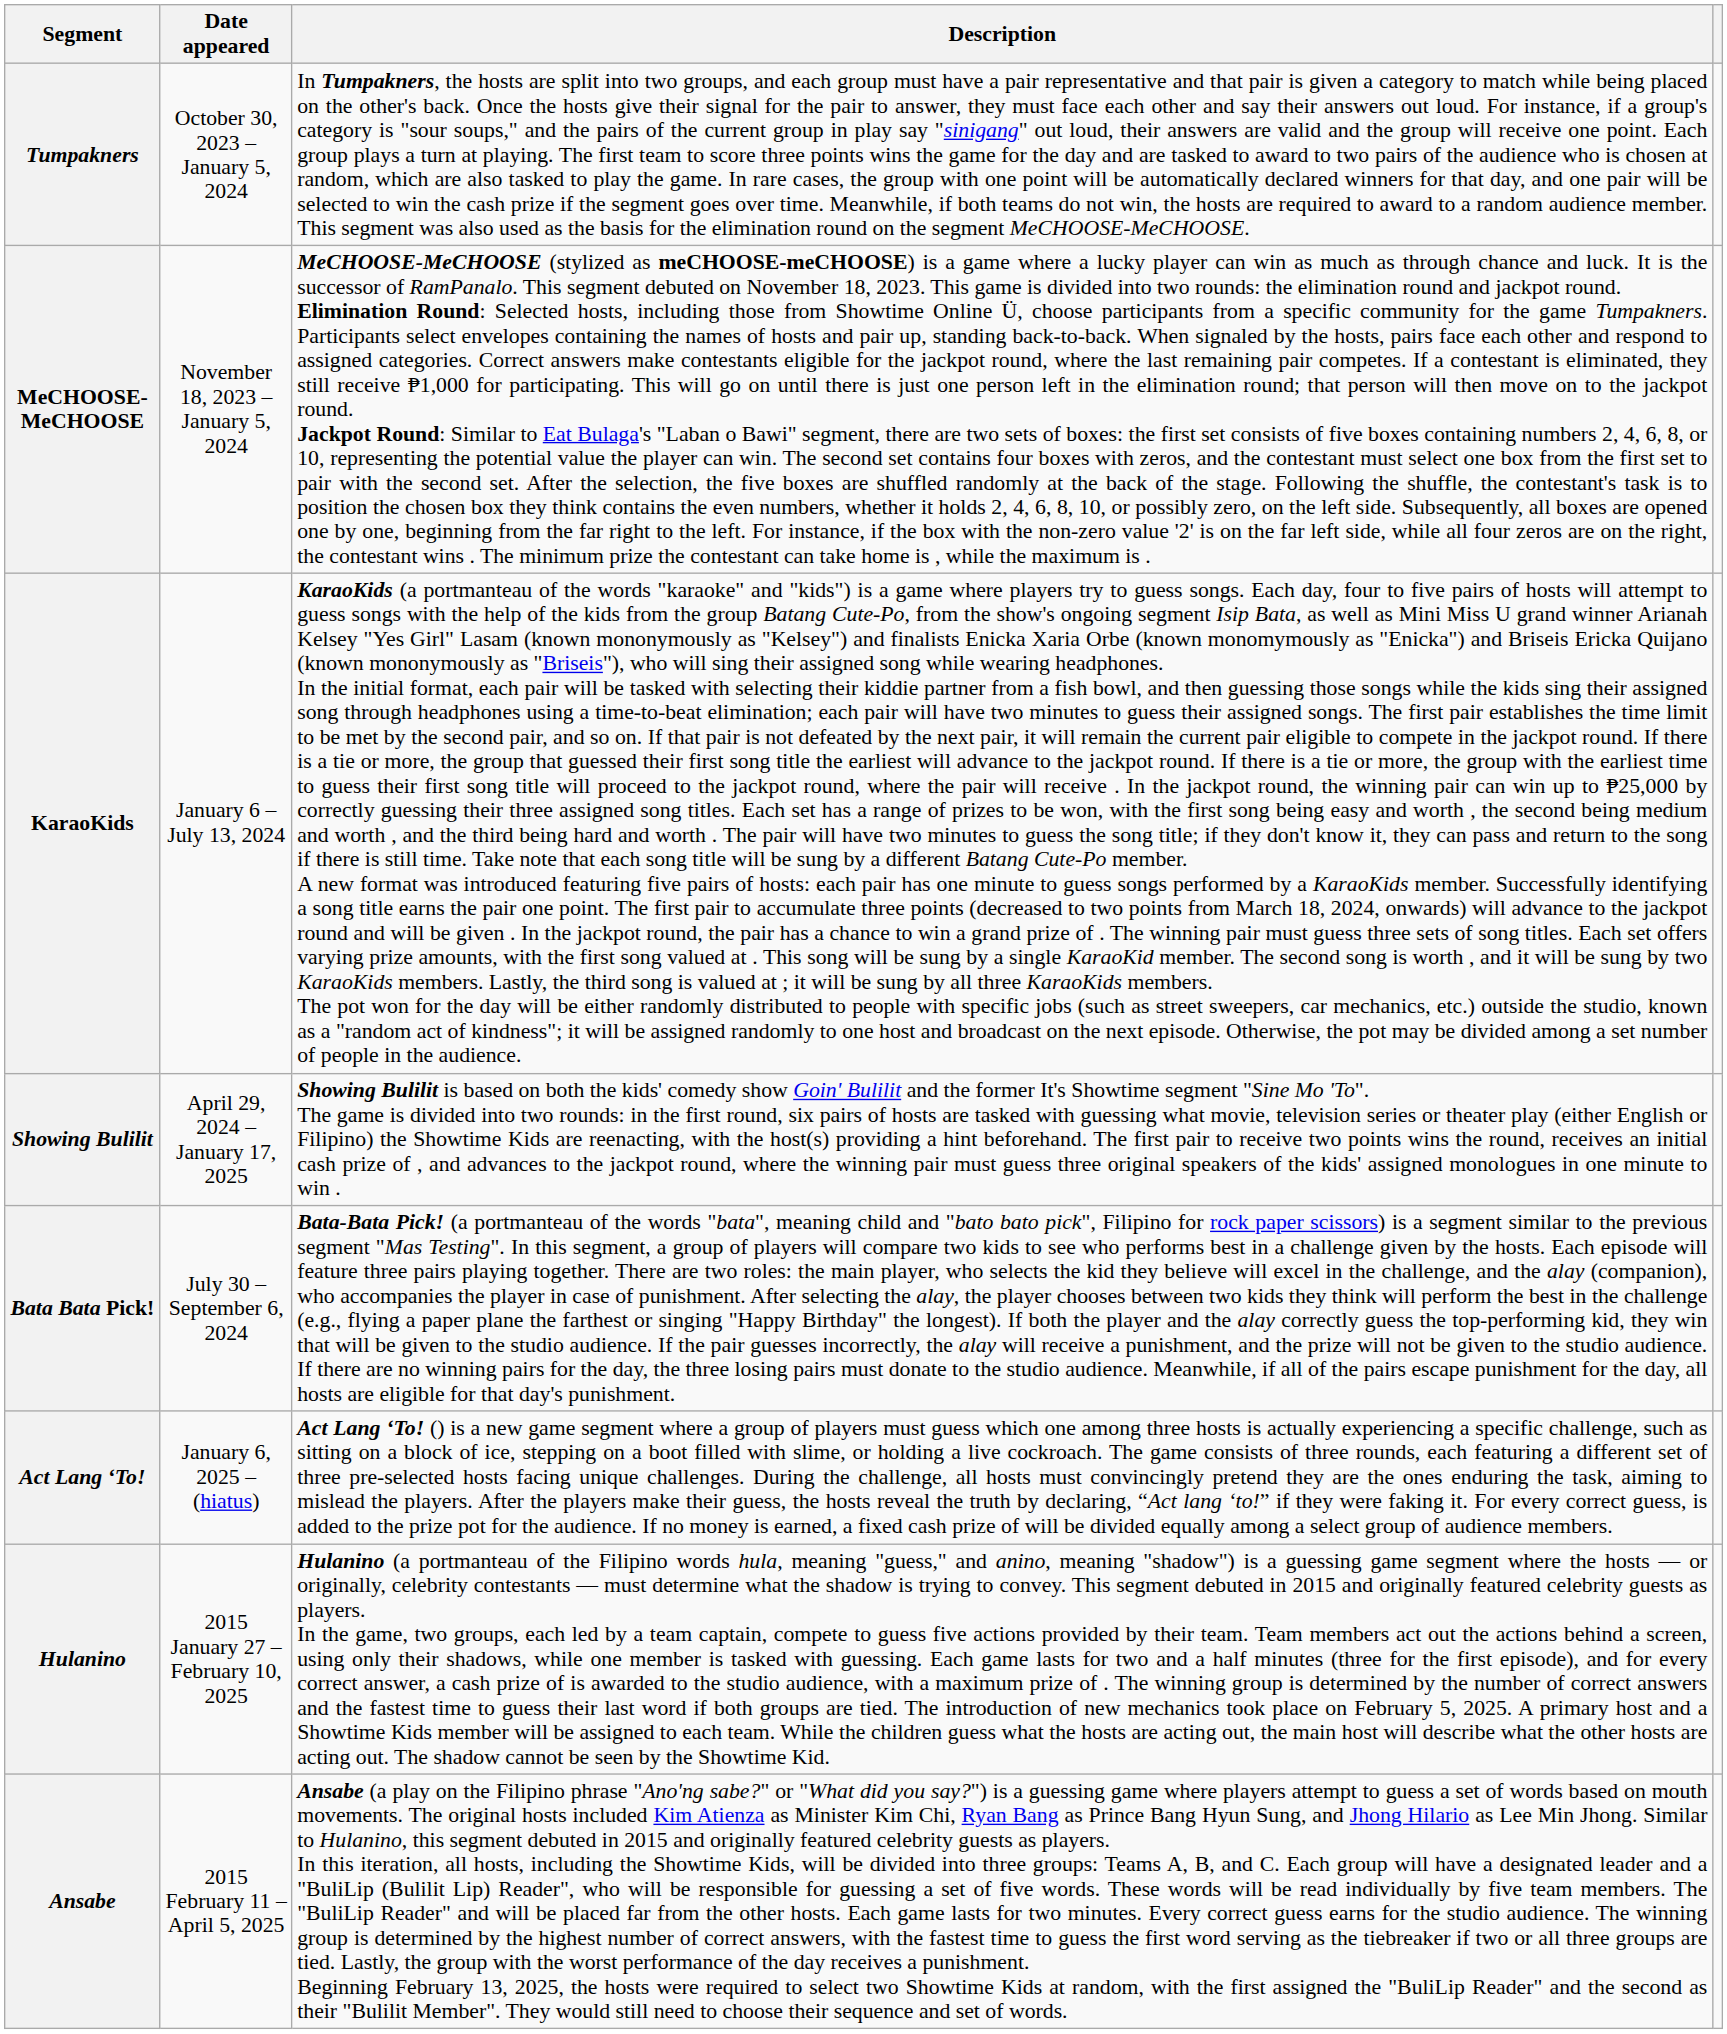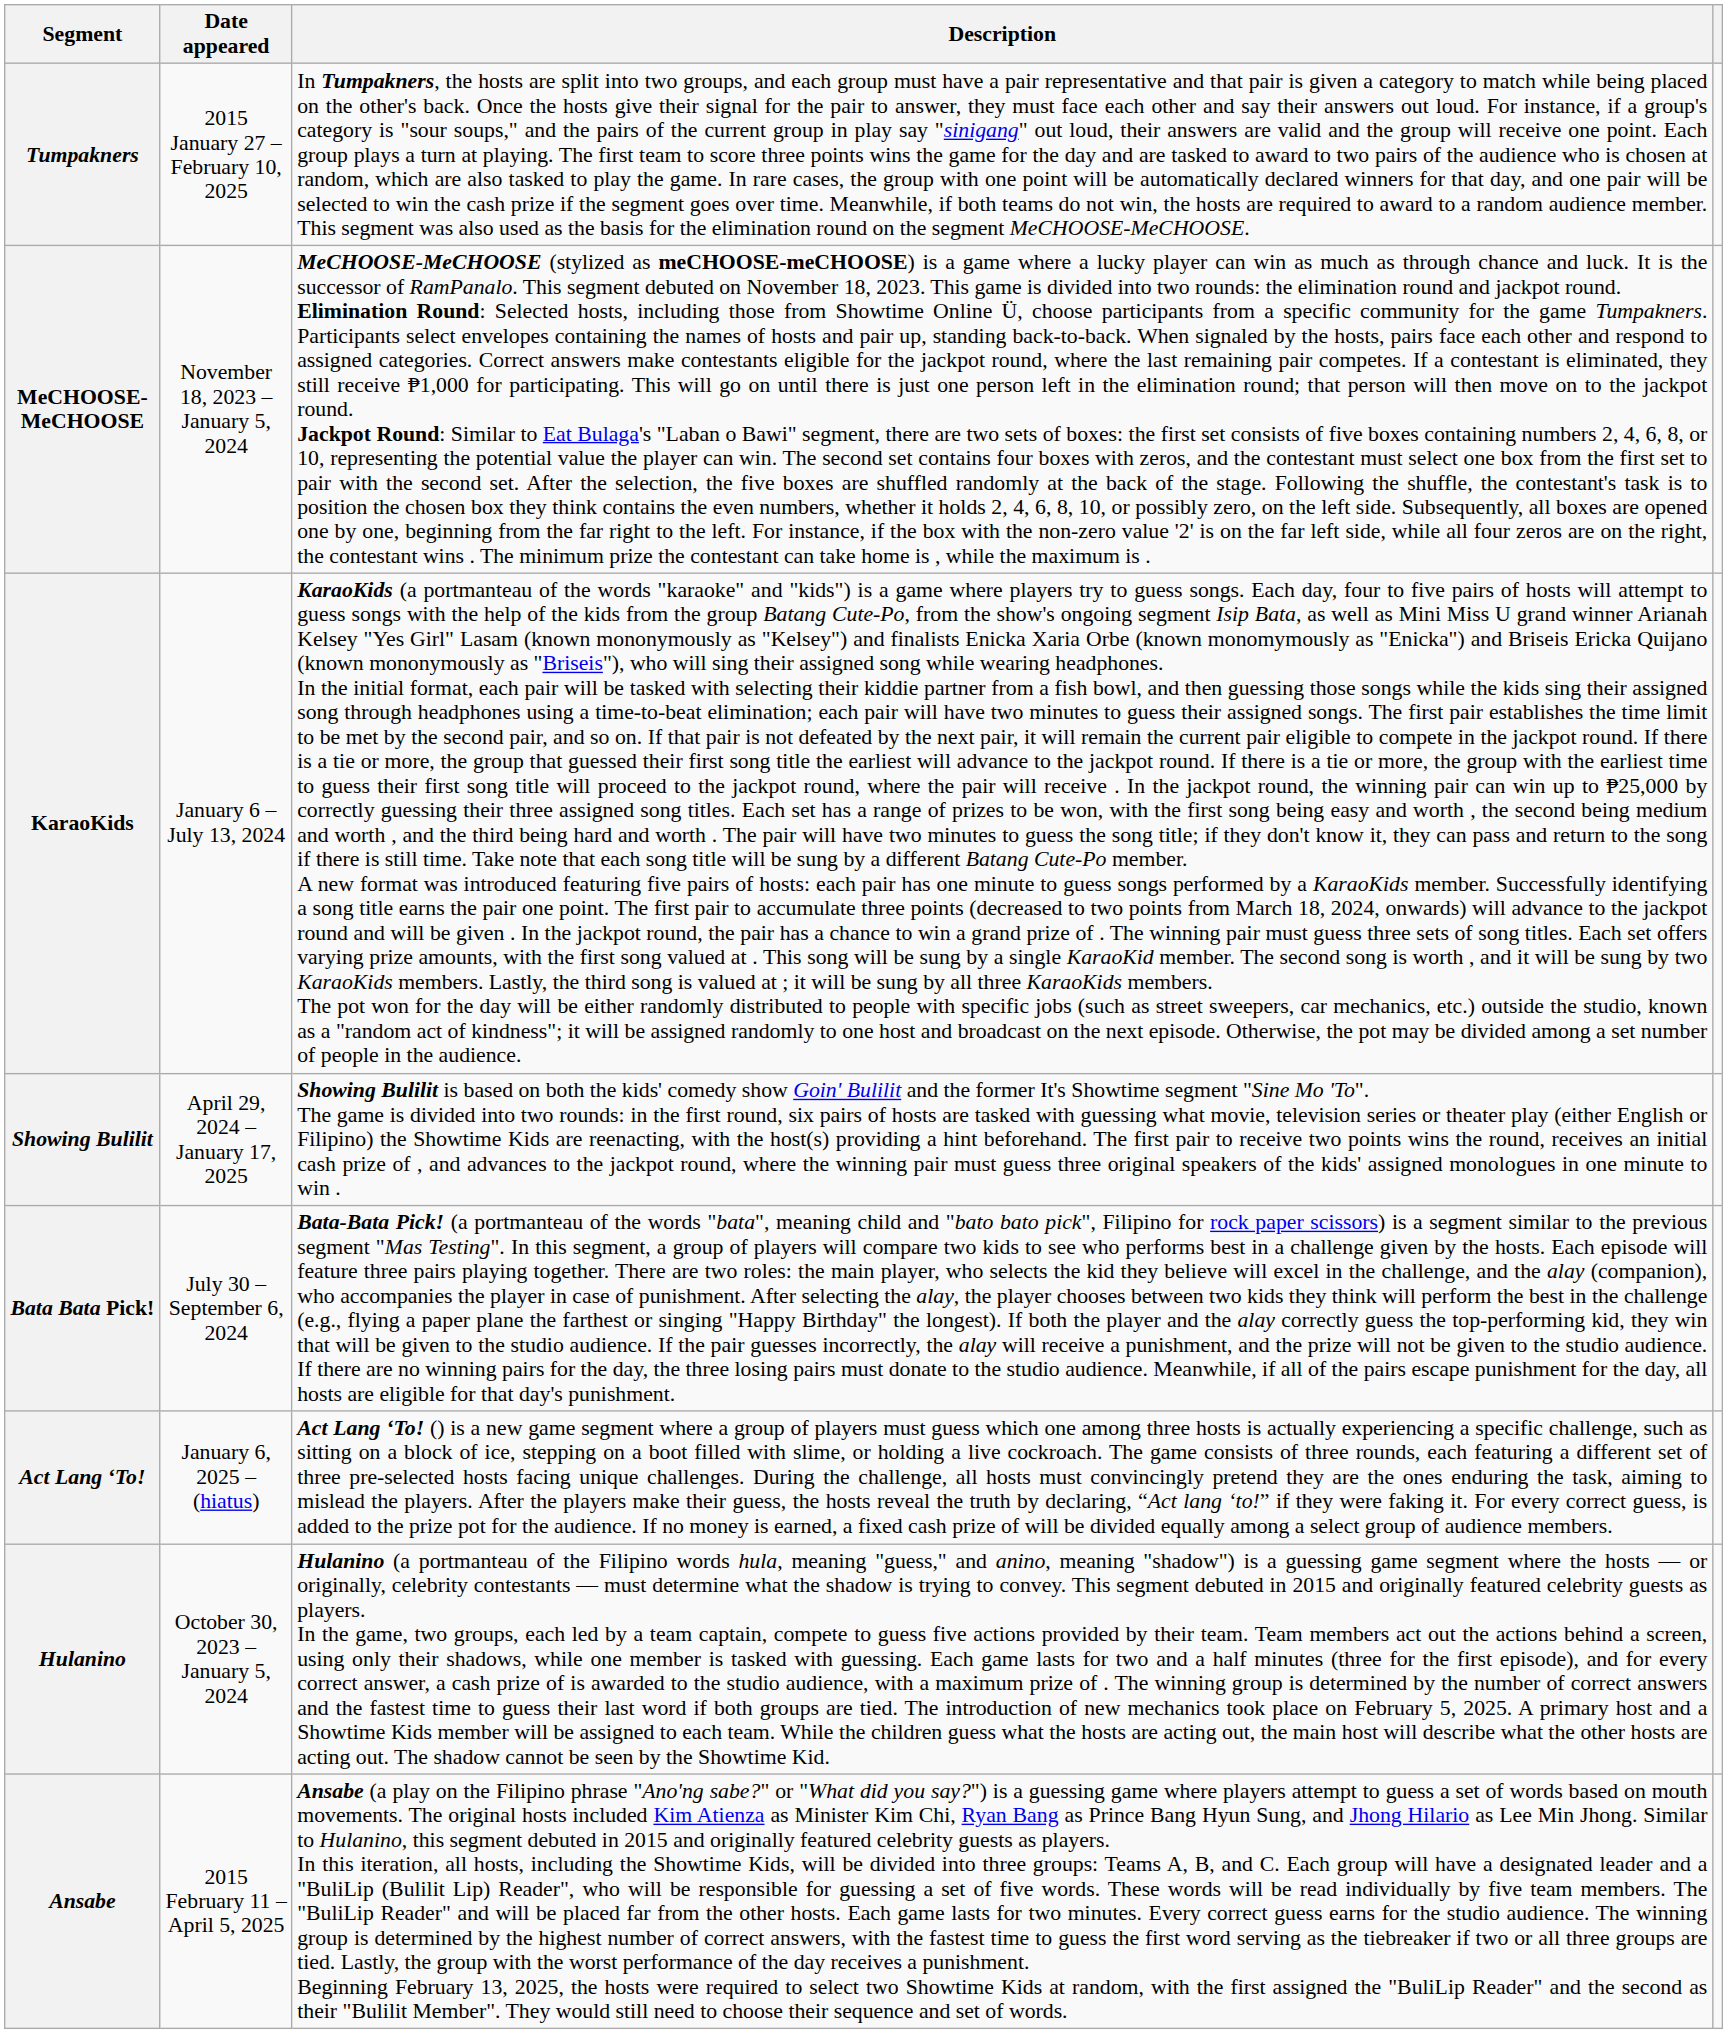(226, 154) October 30, 2023 – January 5, 2024 -> (226, 154) 2015 January 27 – February 10, 2025
(226, 1658) 2015 January 27 – February 10, 2025 -> (226, 1658) October 30, 2023 – January 5, 2024
